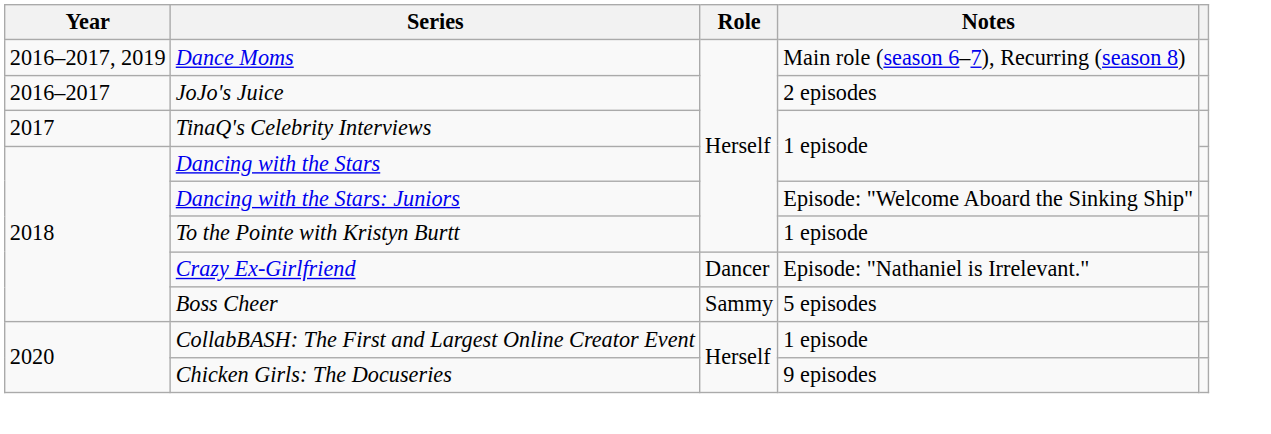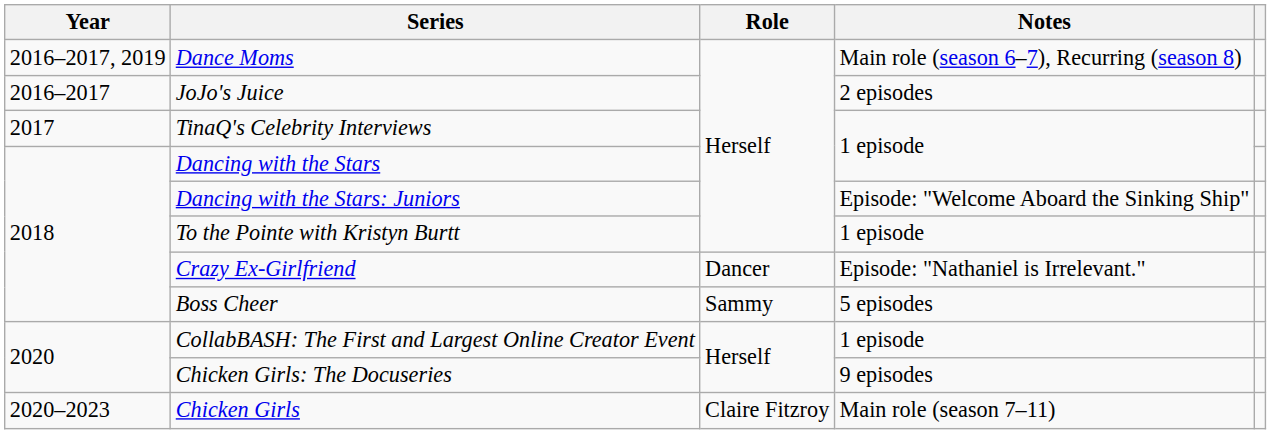+ row: (238, 410)
